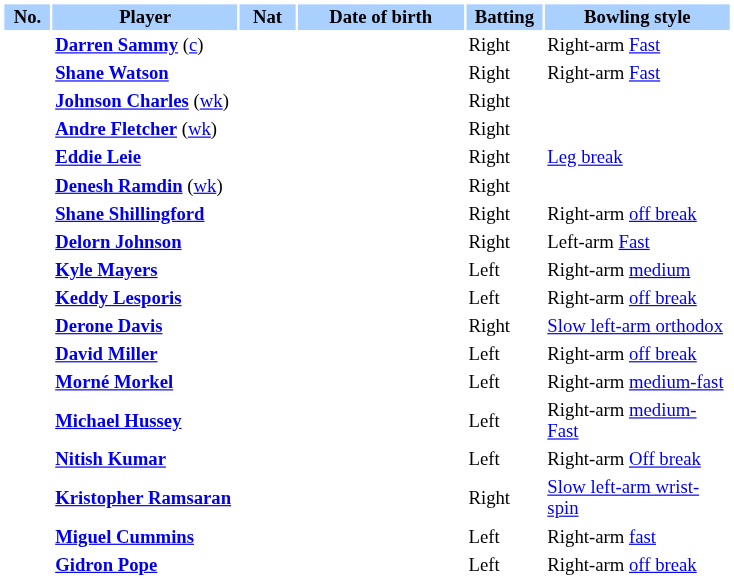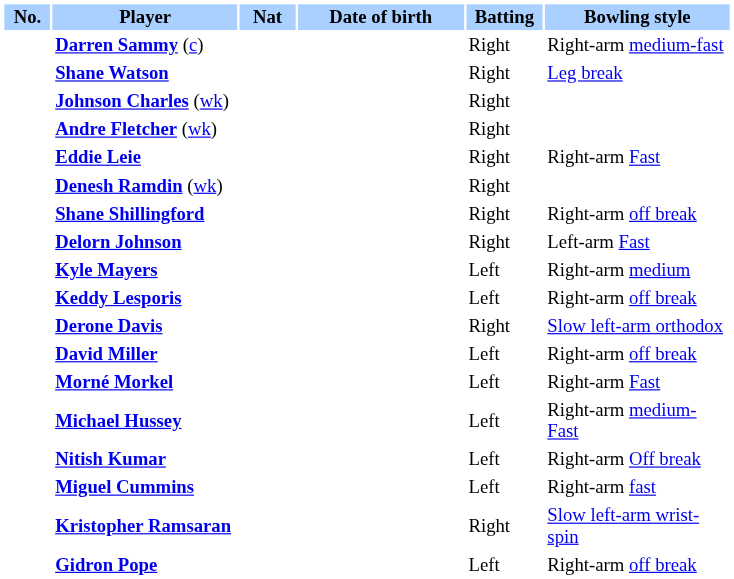(604, 45) Right-arm Fast -> (635, 45) Right-arm medium-fast
(604, 73) Right-arm Fast -> (585, 73) Leg break
(585, 157) Leg break -> (604, 157) Right-arm Fast
(635, 382) Right-arm medium-fast -> (604, 382) Right-arm Fast
rows swapped: (143, 497) <-> (125, 536)
